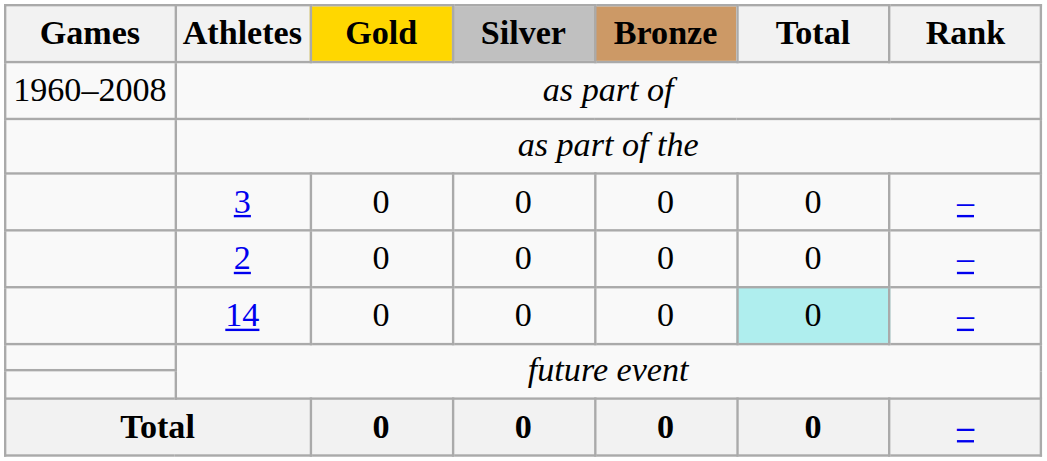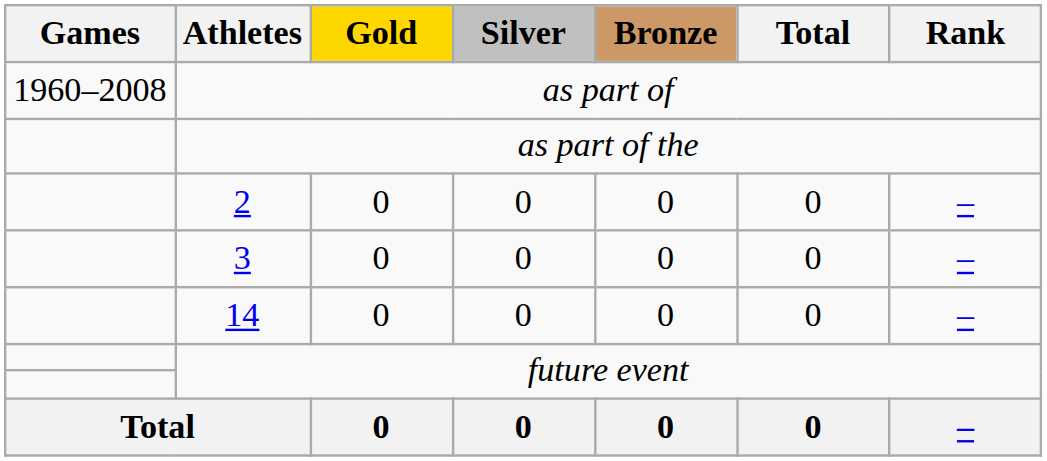rows swapped: (242, 201) <-> (242, 258)
(813, 314) paleturquoise background -> (813, 314) no background
